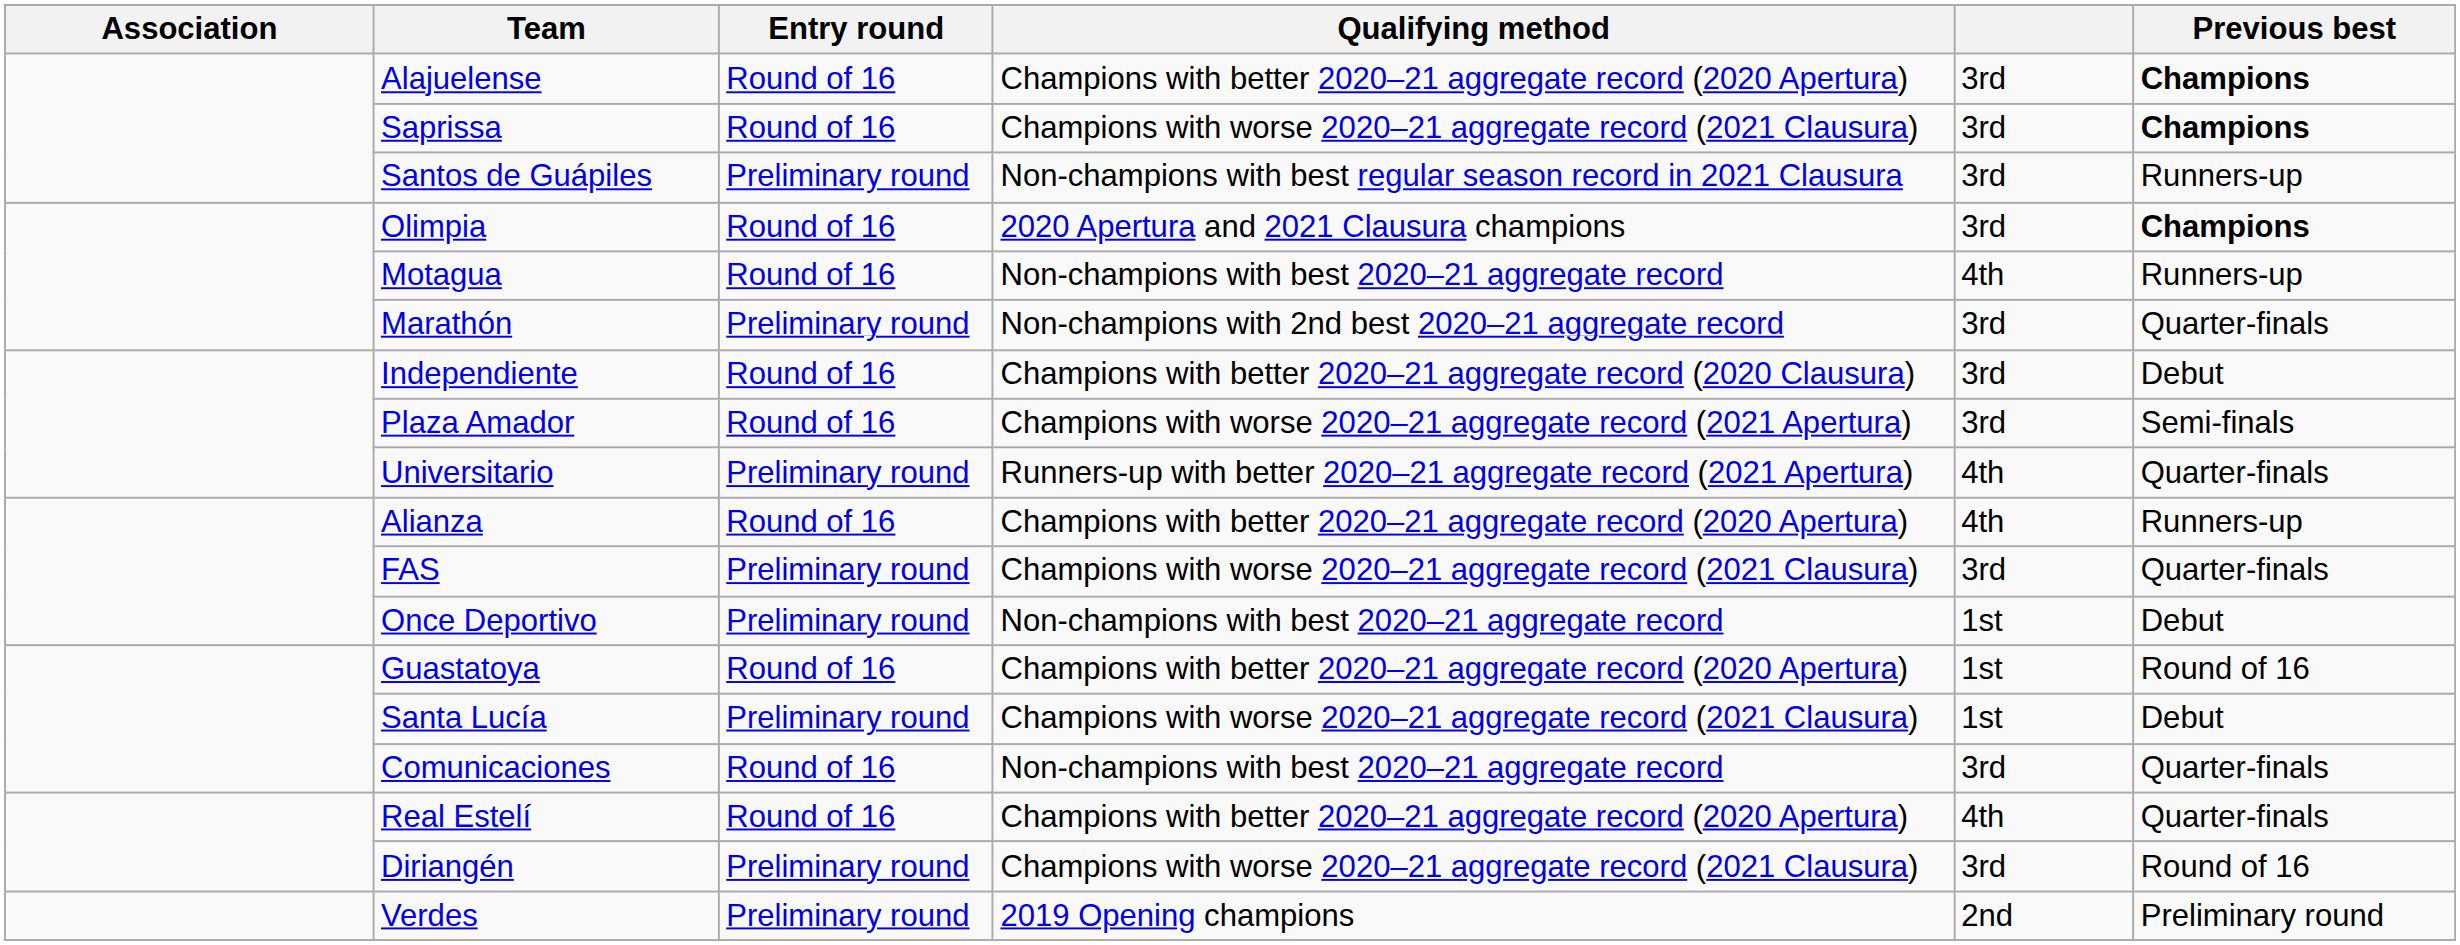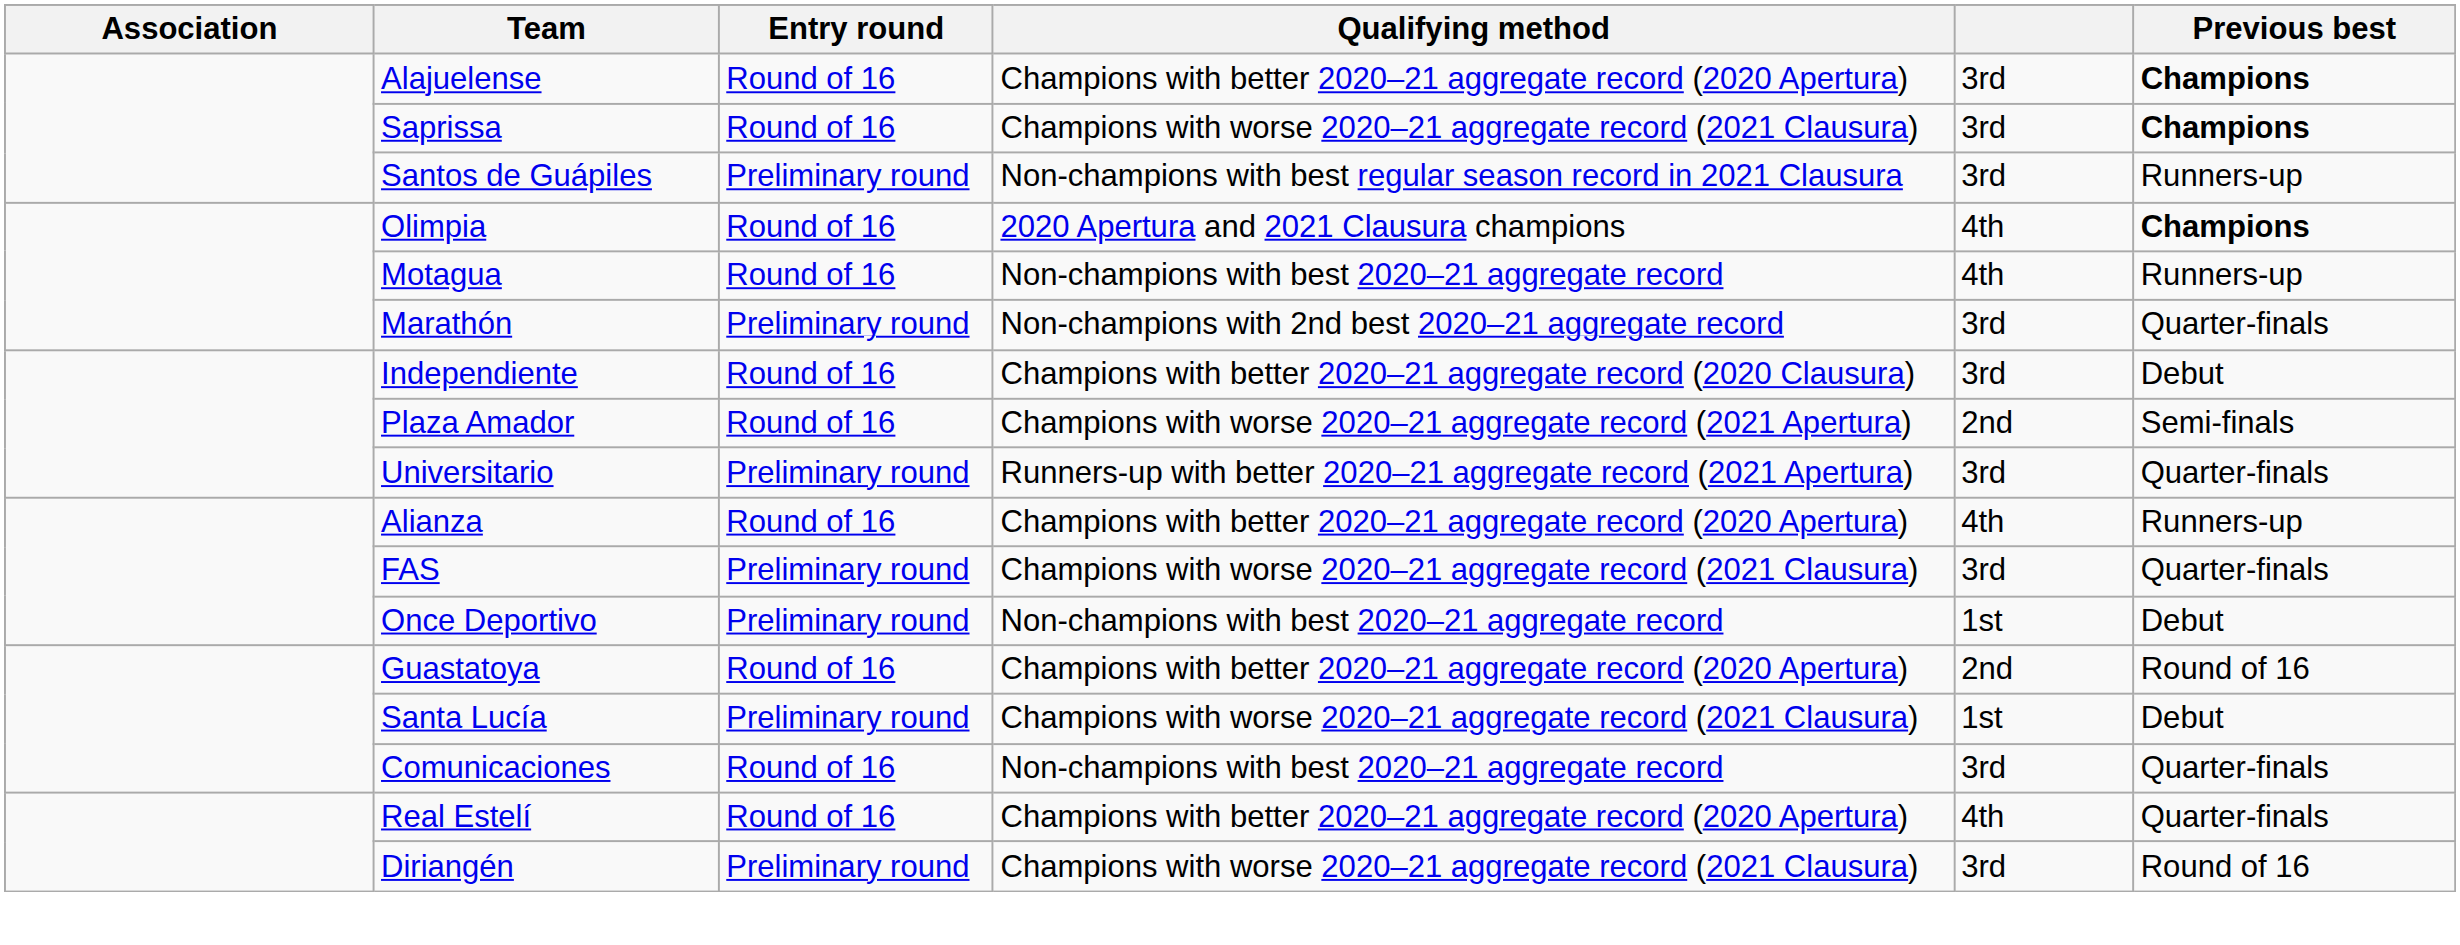(1984, 226) 3rd -> (1983, 226) 4th
(1984, 422) 3rd -> (1987, 422) 2nd
(1983, 472) 4th -> (1984, 472) 3rd
(1982, 669) 1st -> (1987, 669) 2nd
- row: (429, 915)
